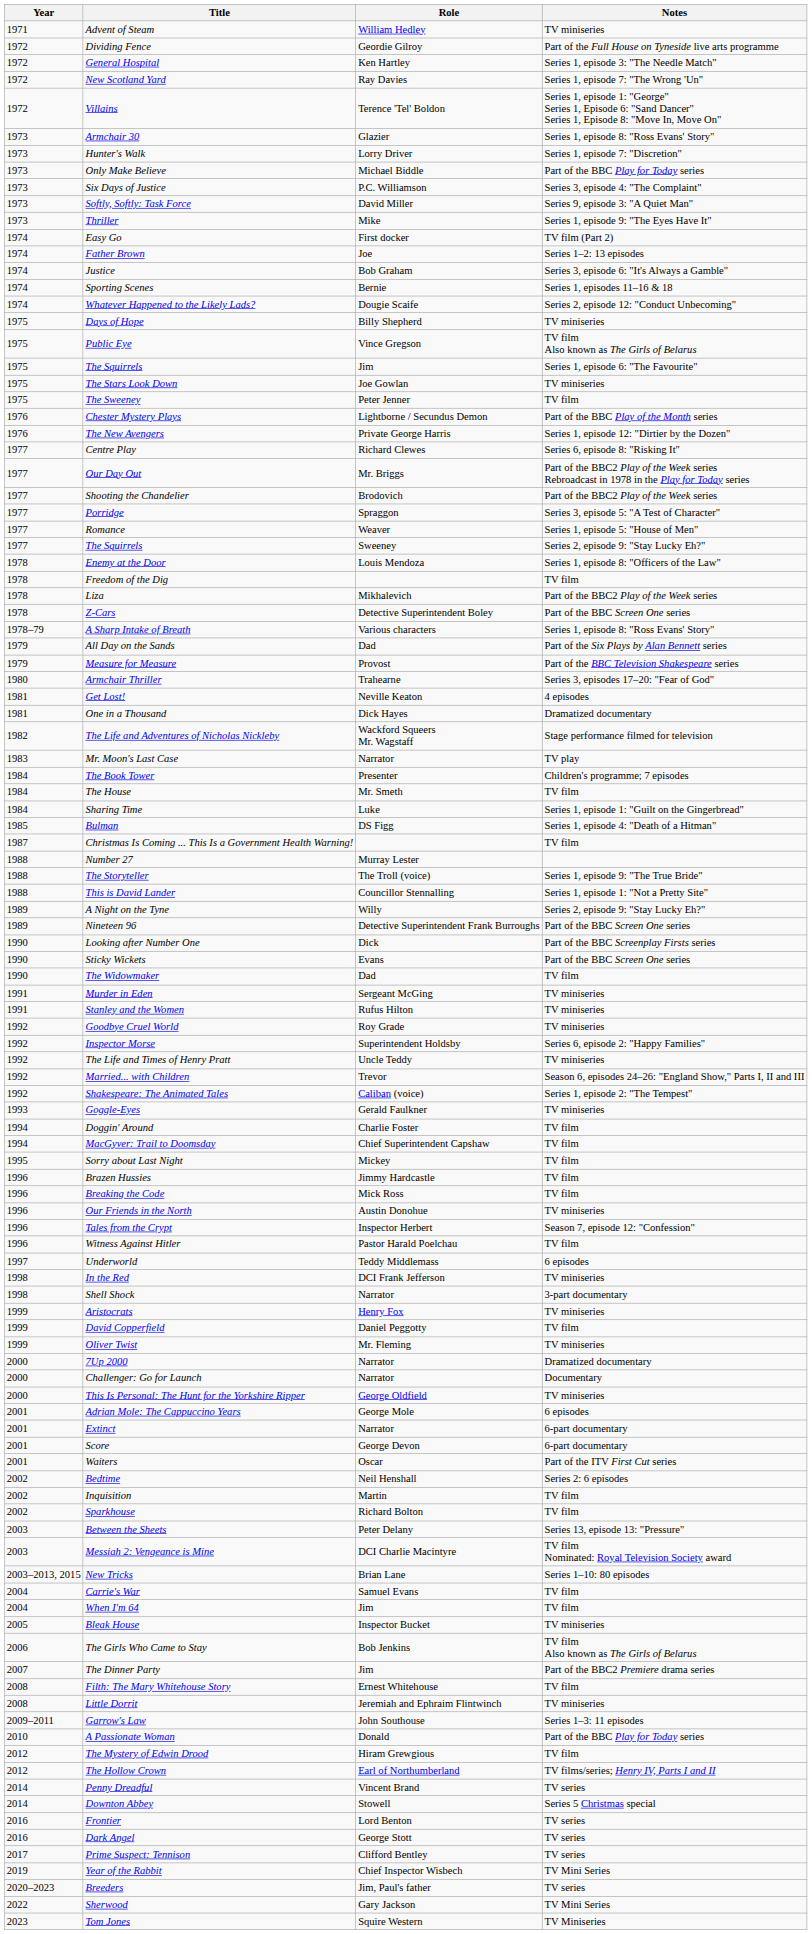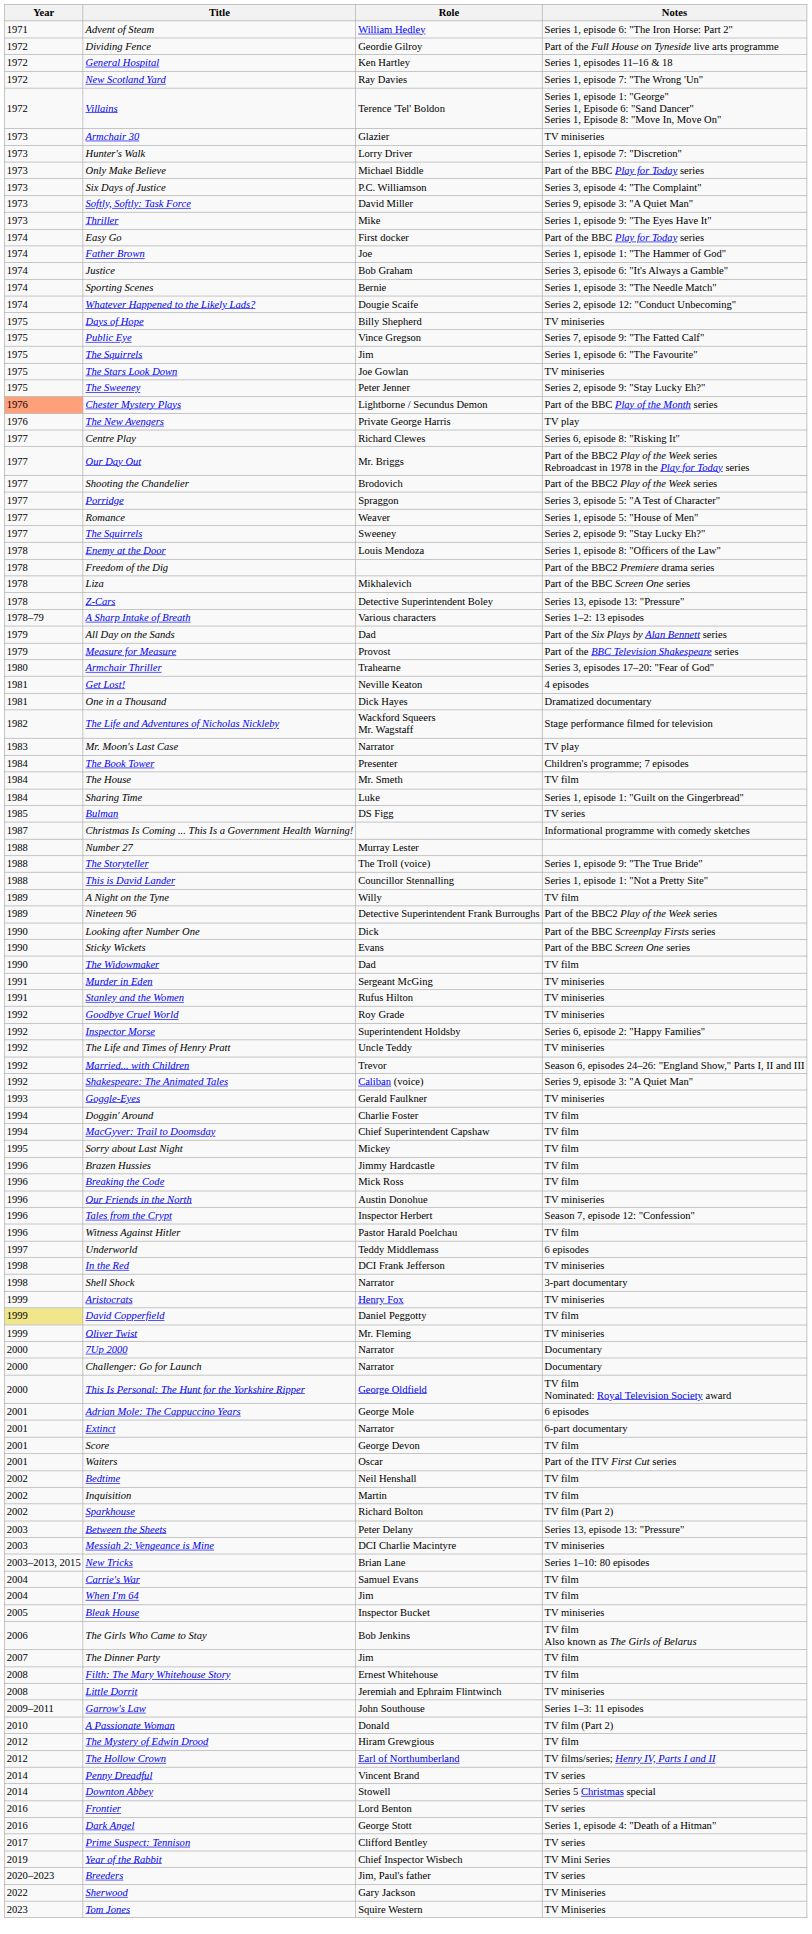(575, 29) TV miniseries -> (639, 29) Series 1, episode 6: "The Iron Horse: Part 2"
(631, 63) Series 1, episode 3: "The Needle Match" -> (609, 63) Series 1, episodes 11–16 & 18
(629, 137) Series 1, episode 8: "Ross Evans' Story" -> (575, 137) TV miniseries
(579, 237) TV film (Part 2) -> (624, 237) Part of the BBC Play for Today series
(594, 254) Series 1–2: 13 episodes -> (635, 254) Series 1, episode 1: "The Hammer of God"
(609, 287) Series 1, episodes 11–16 & 18 -> (631, 287) Series 1, episode 3: "The Needle Match"
(621, 344) TV film Also known as The Girls of Belarus -> (624, 338) Series 7, episode 9: "The Fatted Calf"
(562, 400) TV film -> (625, 388) Series 2, episode 9: "Stay Lucky Eh?"
(17, 416) no background -> (17, 405) lightsalmon background
(637, 433) Series 1, episode 12: "Dirtier by the Dozen" -> (562, 421) TV play
(562, 579) TV film -> (629, 567) Part of the BBC2 Premiere drama series
(631, 596) Part of the BBC2 Play of the Week series -> (617, 584) Part of the BBC Screen One series
(617, 613) Part of the BBC Screen One series -> (614, 601) Series 13, episode 13: "Pressure"
(629, 629) Series 1, episode 8: "Ross Evans' Story" -> (594, 617) Series 1–2: 13 episodes
(630, 825) Series 1, episode 4: "Death of a Hitman" -> (565, 814) TV series
(562, 842) TV film -> (647, 830) Informational programme with comedy sketches
(625, 909) Series 2, episode 9: "Stay Lucky Eh?" -> (562, 897) TV film
(617, 926) Part of the BBC Screen One series -> (631, 914) Part of the BBC2 Play of the Week series
(618, 1093) Series 1, episode 2: "The Tempest" -> (619, 1081) Series 9, episode 3: "A Quiet Man"
(17, 1328) no background -> (17, 1316) khaki background
(598, 1361) Dramatized documentary -> (573, 1349) Documentary
(575, 1395) TV miniseries -> (638, 1389) TV film Nominated: Royal Television Society award
(586, 1445) 6-part documentary -> (562, 1445) TV film
(586, 1479) Series 2: 6 episodes -> (562, 1479) TV film
(562, 1512) TV film -> (579, 1512) TV film (Part 2)
(638, 1551) TV film Nominated: Royal Television Society award -> (575, 1546) TV miniseries
(629, 1670) Part of the BBC2 Premiere drama series -> (562, 1658) TV film
(624, 1737) Part of the BBC Play for Today series -> (579, 1725) TV film (Part 2)
(565, 1837) TV series -> (630, 1825) Series 1, episode 4: "Death of a Hitman"
(577, 1904) TV Mini Series -> (575, 1892) TV Miniseries
